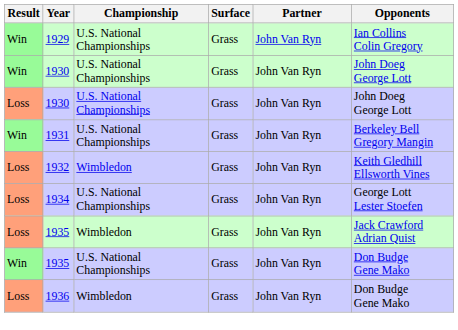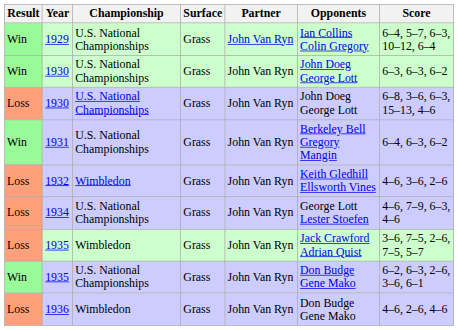+ column: (417, 13)
